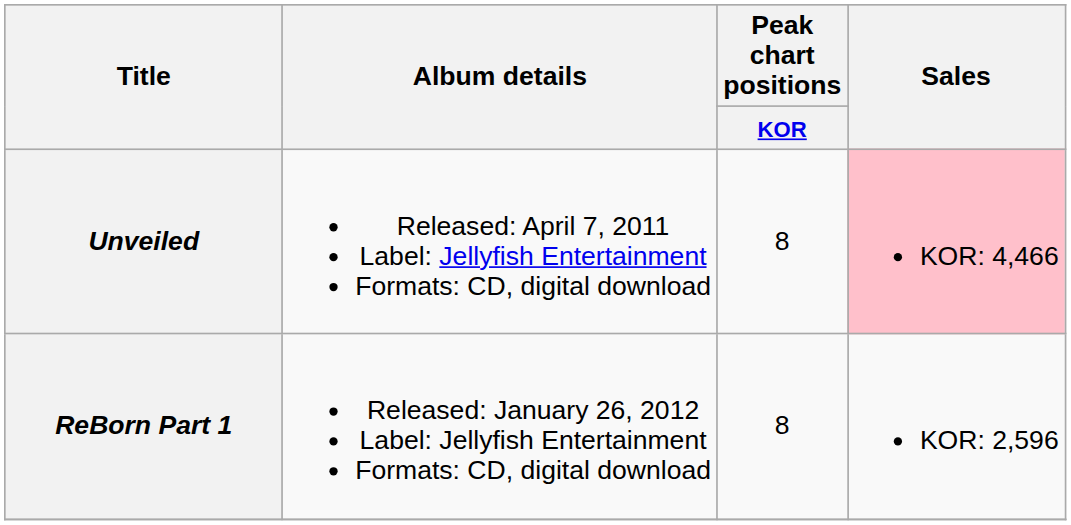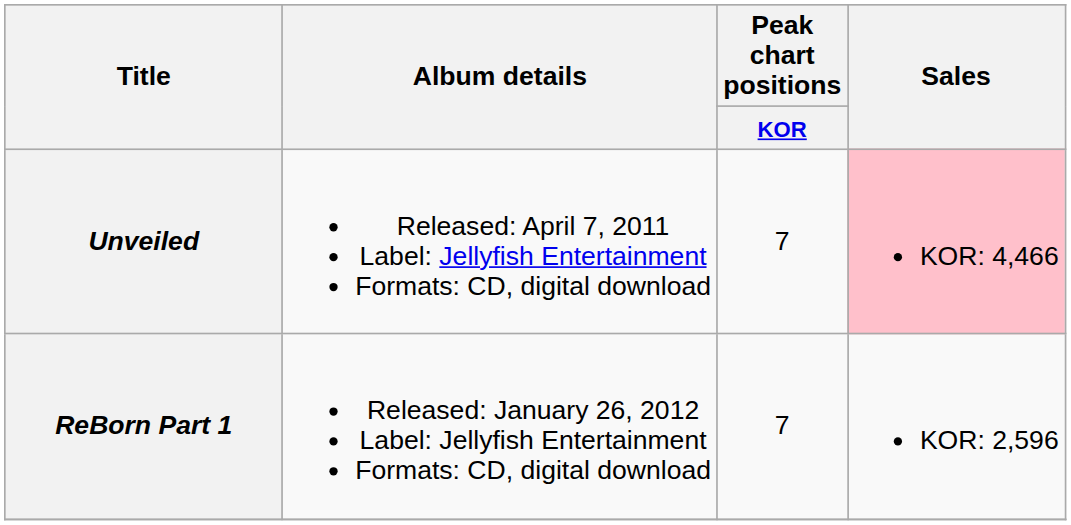(782, 240) 8 -> (782, 240) 7
(782, 425) 8 -> (782, 425) 7
